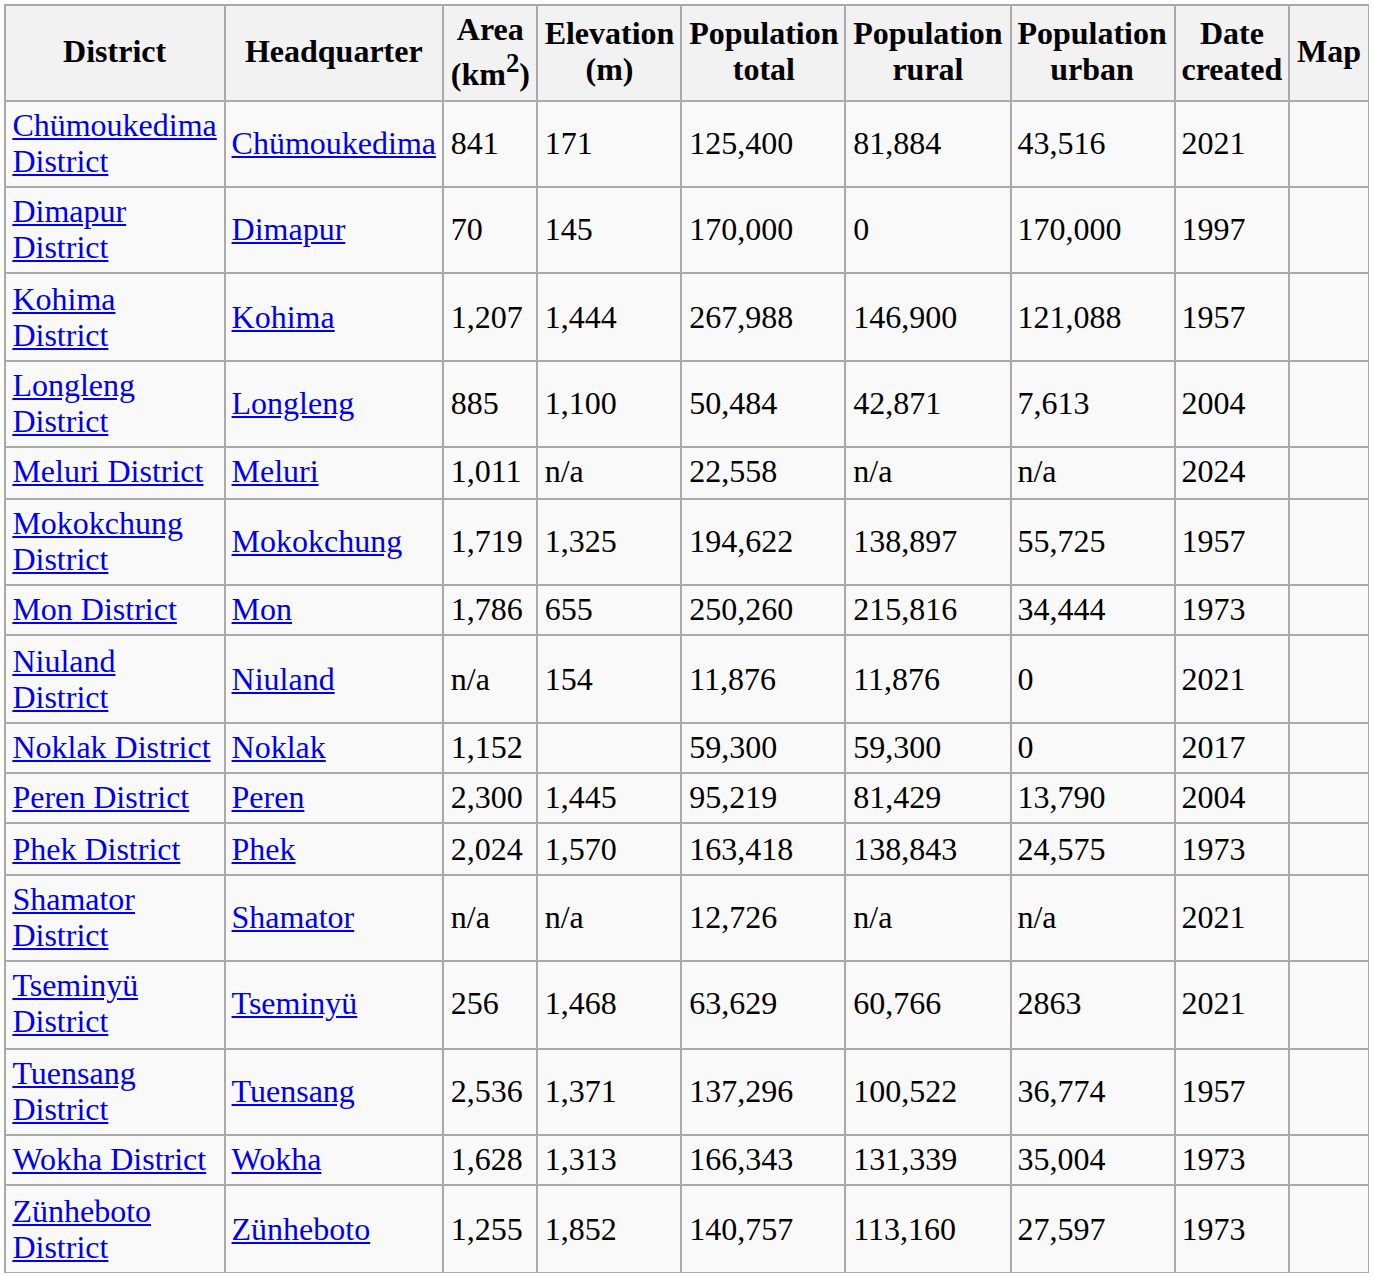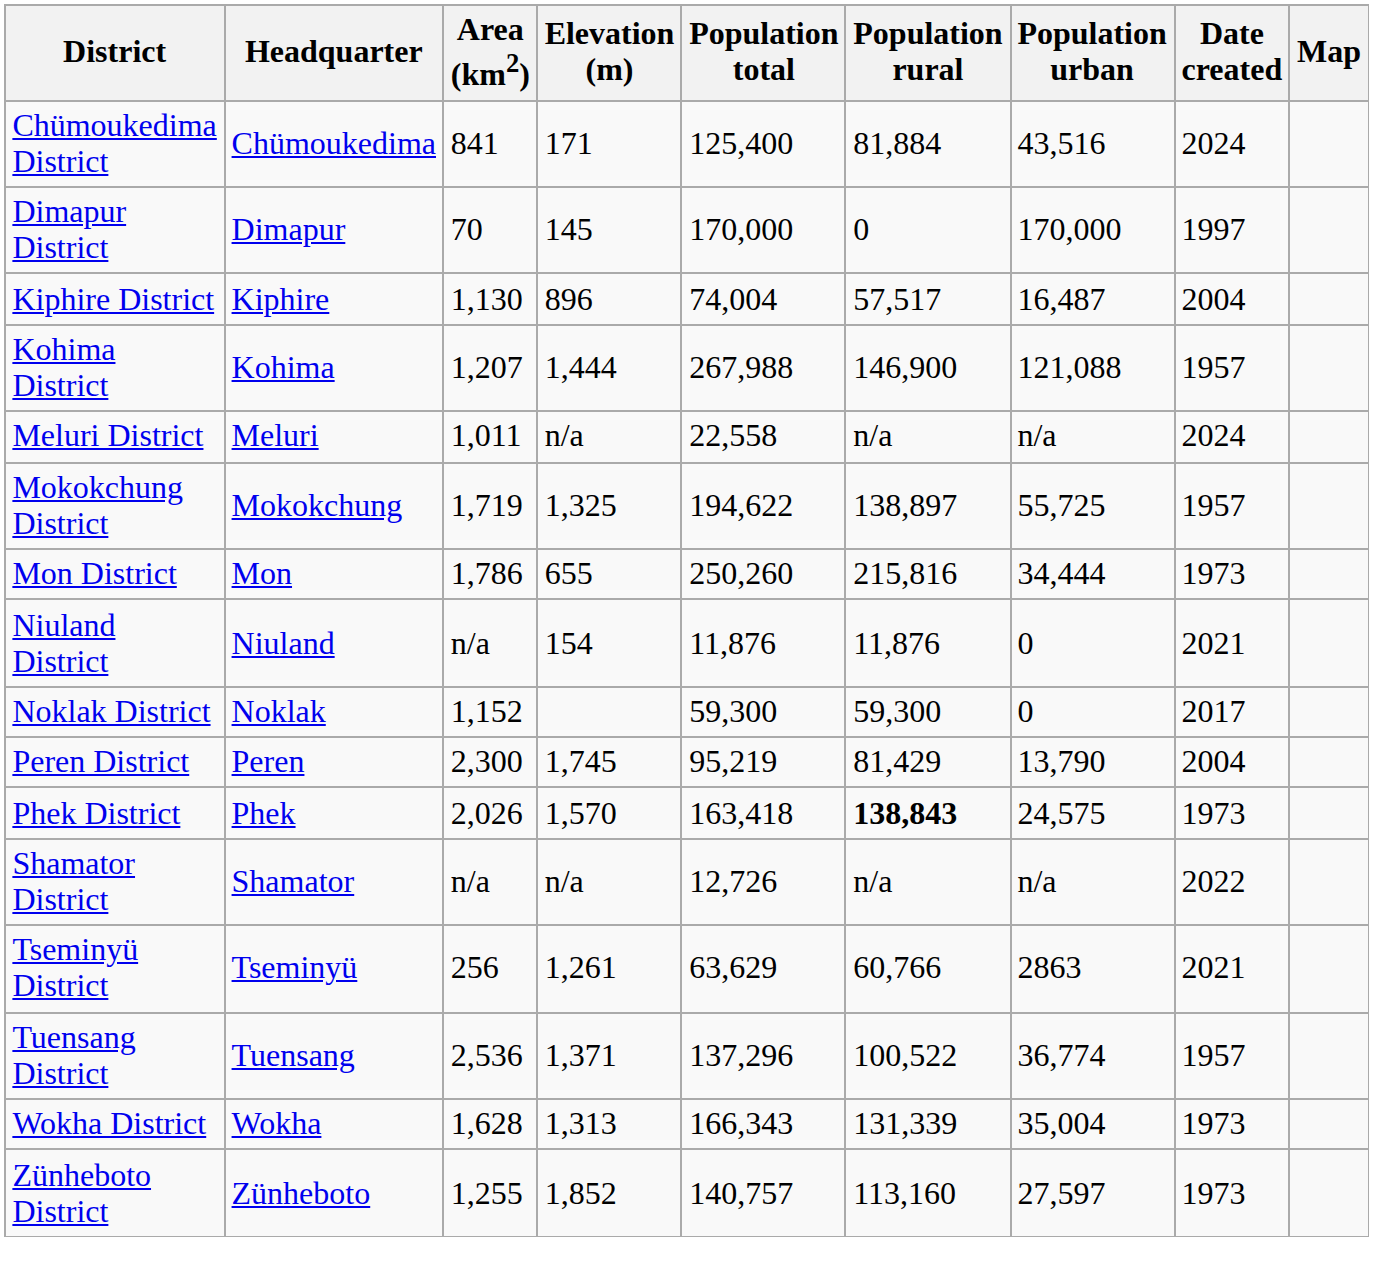(1214, 143) 2021 -> (1214, 143) 2024
+ row: (113, 298)
- row: (74, 403)
(581, 798) 1,445 -> (581, 762) 1,745
(487, 848) 2,024 -> (487, 812) 2,026
(905, 848) normal -> (905, 812) bold
(1214, 917) 2021 -> (1214, 881) 2022
(581, 1004) 1,468 -> (581, 968) 1,261
